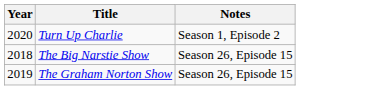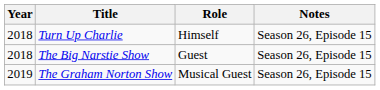+ column: (215, 14)
(20, 34) 2020 -> (20, 34) 2018
(229, 34) Season 1, Episode 2 -> (314, 34) Season 26, Episode 15
